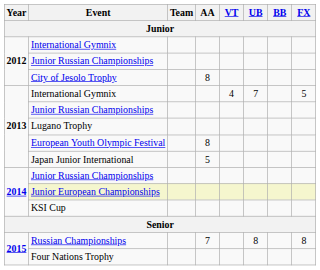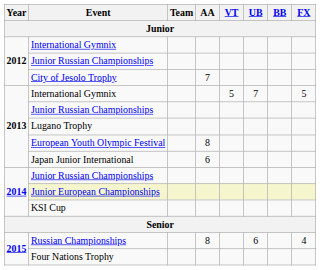(207, 77) 8 -> (207, 77) 7
(232, 94) 4 -> (232, 94) 5
(207, 159) 5 -> (207, 159) 6
(207, 240) 7 -> (207, 240) 8
(256, 240) 8 -> (256, 240) 6
(304, 240) 8 -> (304, 240) 4
